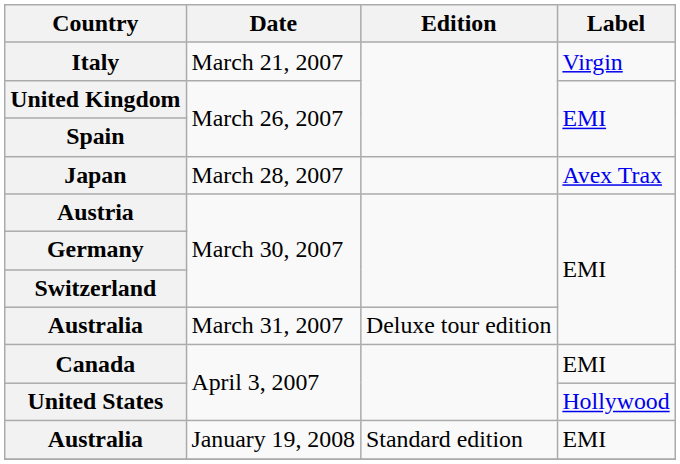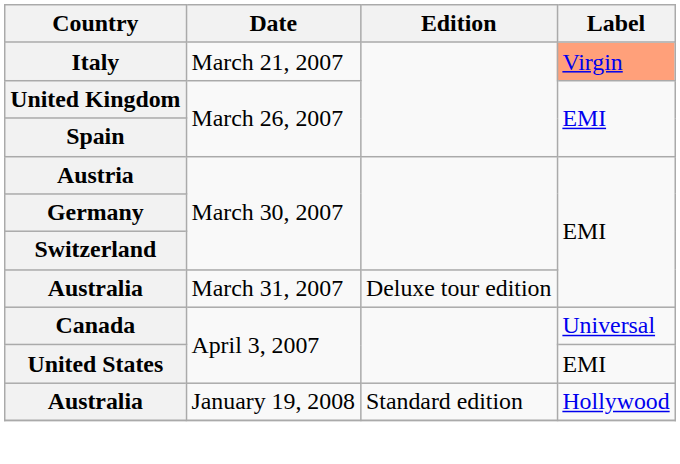(593, 61) no background -> (593, 61) lightsalmon background
- row: (95, 174)
(584, 363) EMI -> (609, 325) Universal
(616, 401) Hollywood -> (584, 363) EMI
(584, 439) EMI -> (616, 401) Hollywood
